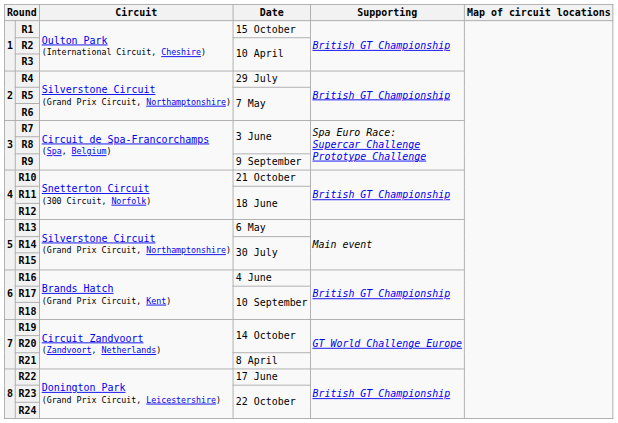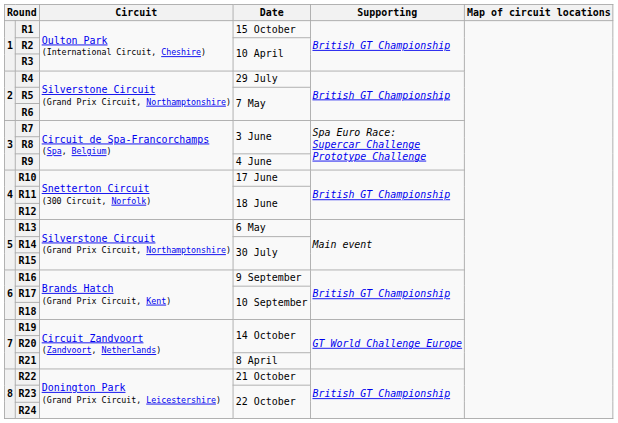(269, 162) 9 September -> (254, 162) 4 June
(266, 178) 21 October -> (257, 178) 17 June
(254, 278) 4 June -> (269, 278) 9 September
(257, 377) 17 June -> (266, 377) 21 October
